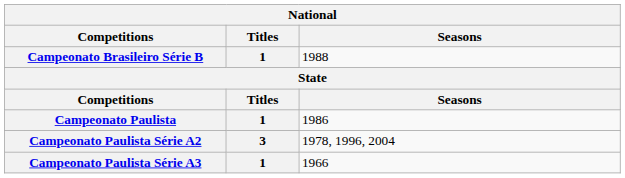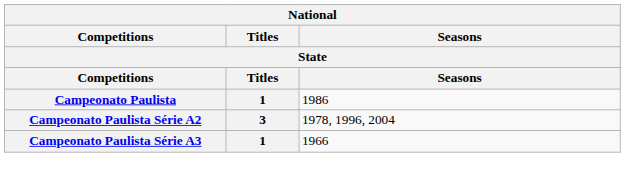- row: (115, 57)
